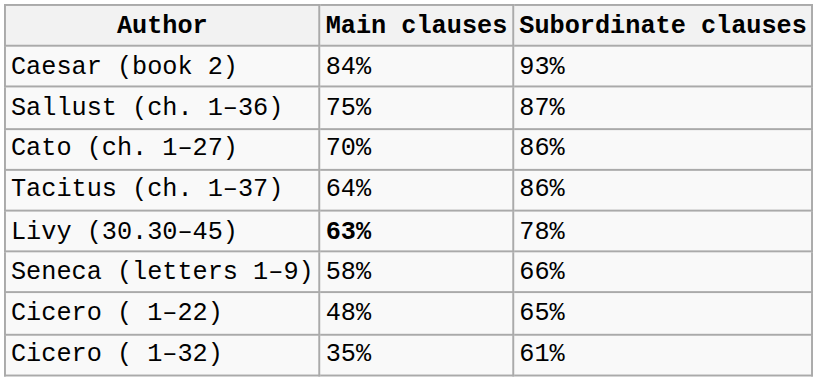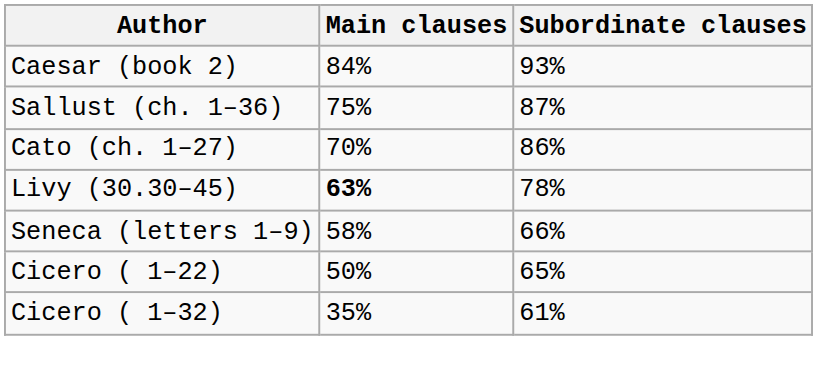- row: (147, 190)
(348, 313) 48% -> (348, 272) 50%
